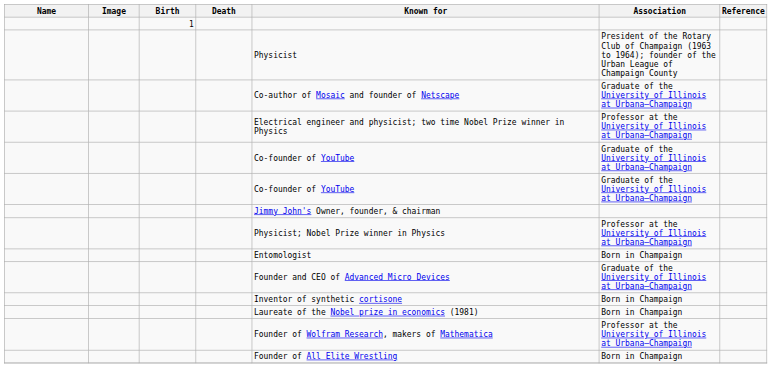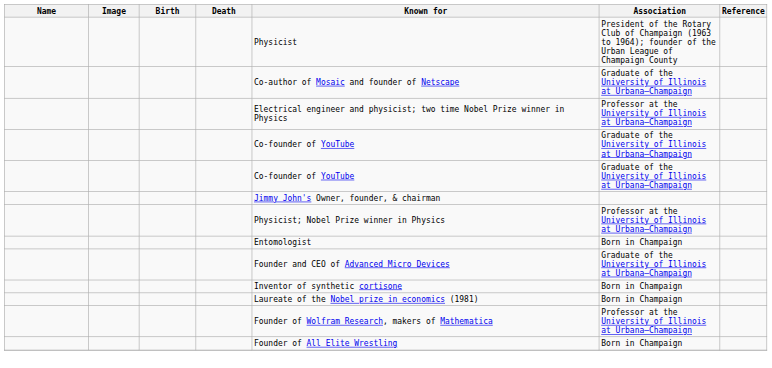- row: (46, 24)
